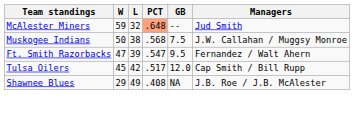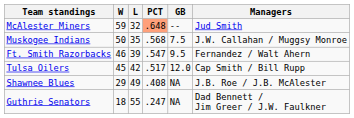(135, 40) 38 -> (135, 40) 35
(121, 54) 47 -> (121, 54) 46
+ row: (48, 102)
